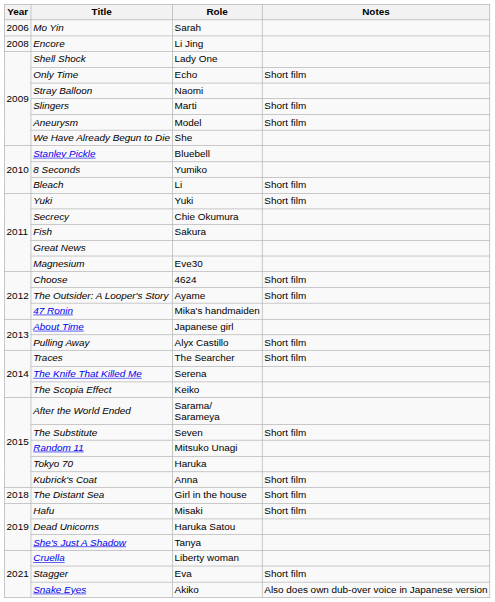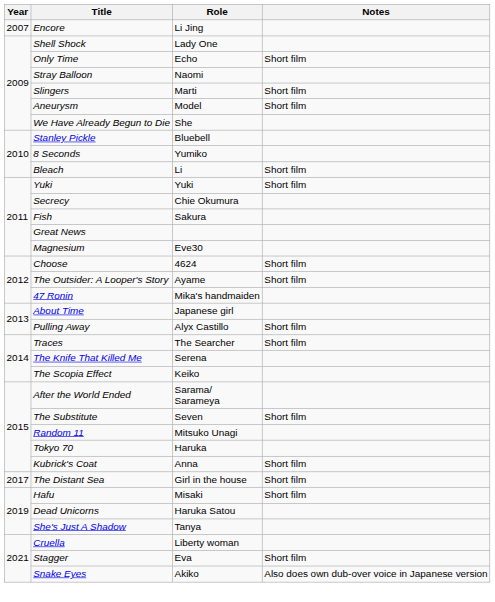- row: (48, 28)
(18, 43) 2008 -> (18, 28) 2007
(18, 495) 2018 -> (18, 479) 2017
